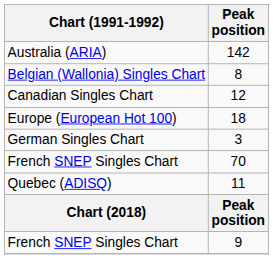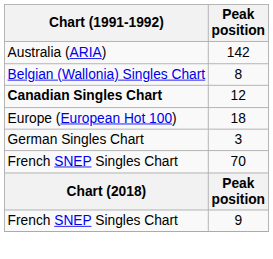(80, 96) normal -> (85, 96) bold
- row: (238, 183)
